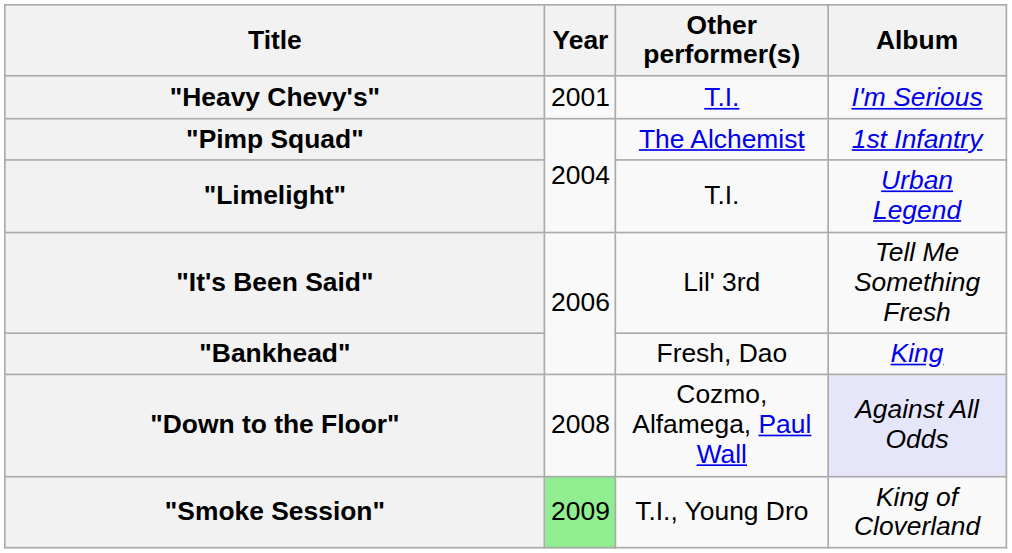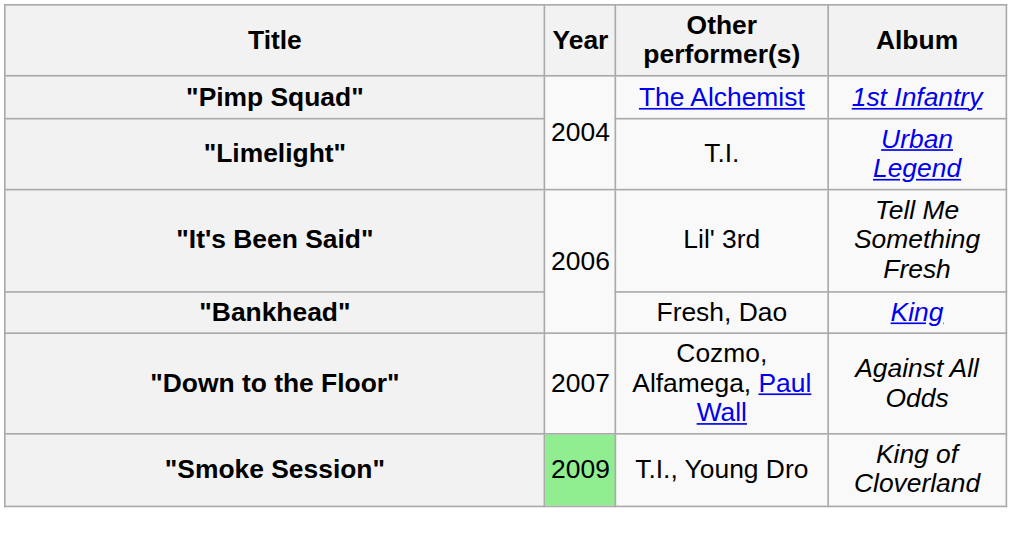- row: (275, 97)
(580, 425) 2008 -> (580, 383) 2007
(917, 425) lavender background -> (917, 383) no background
